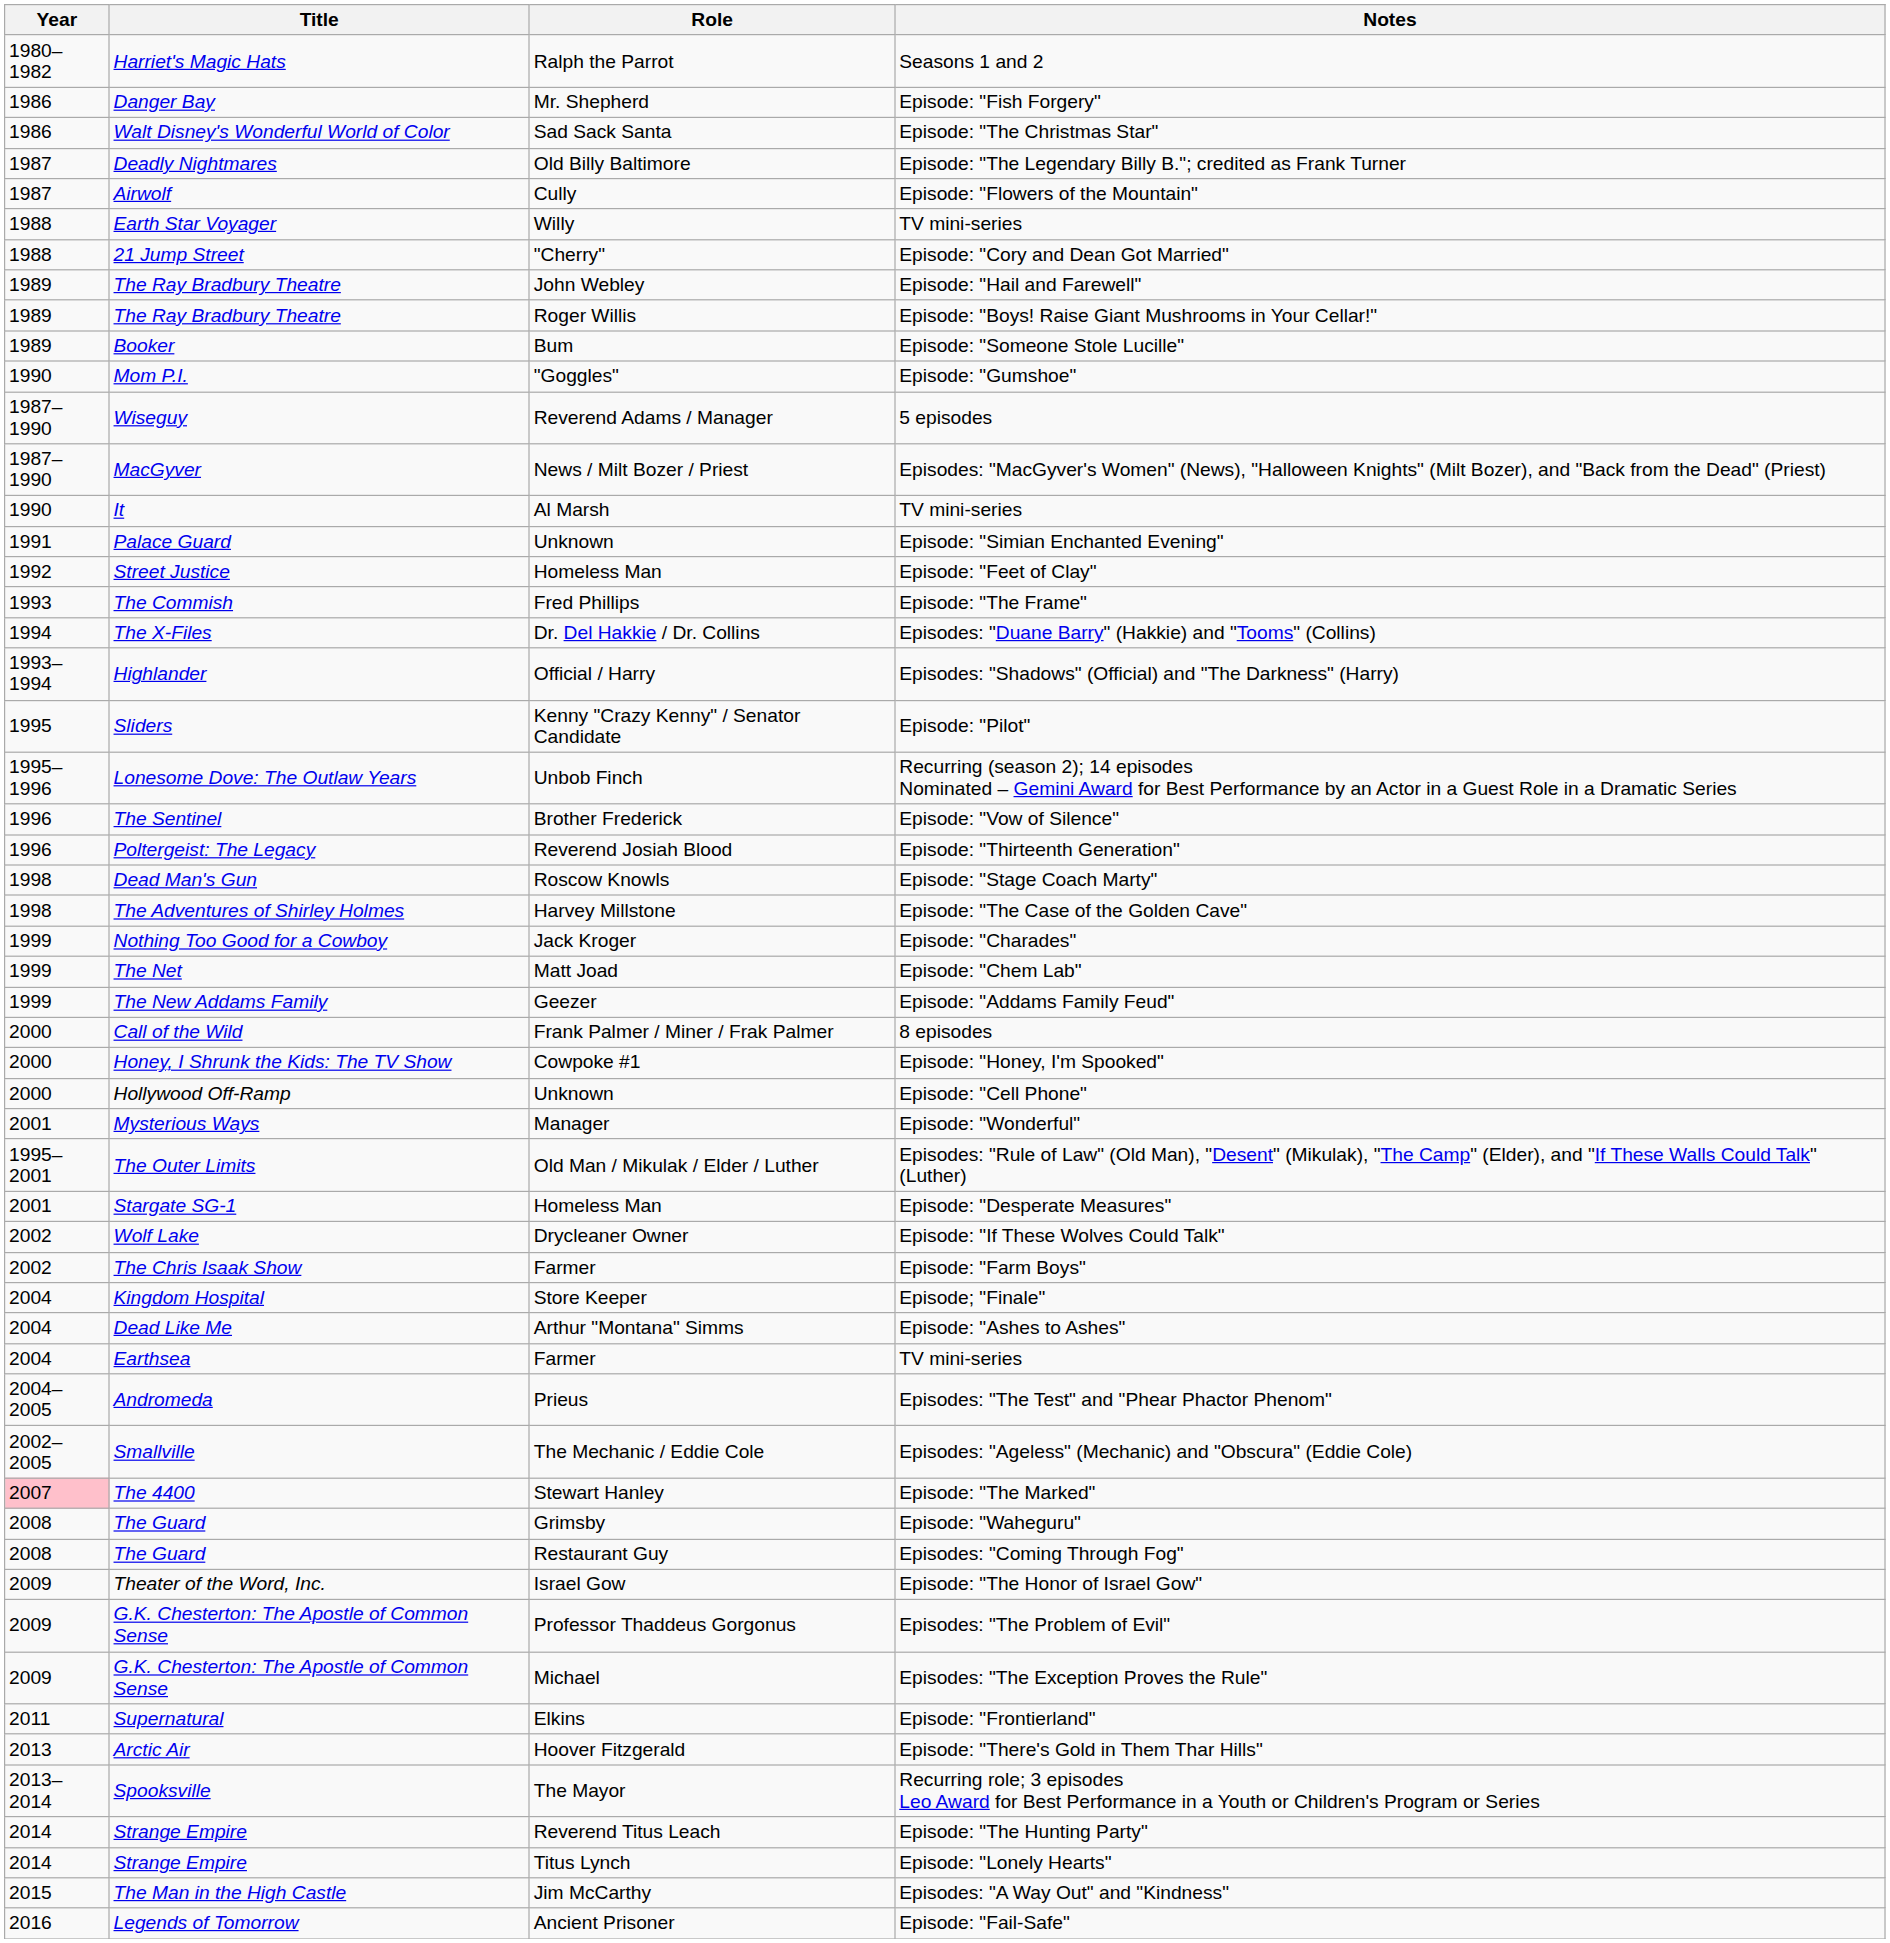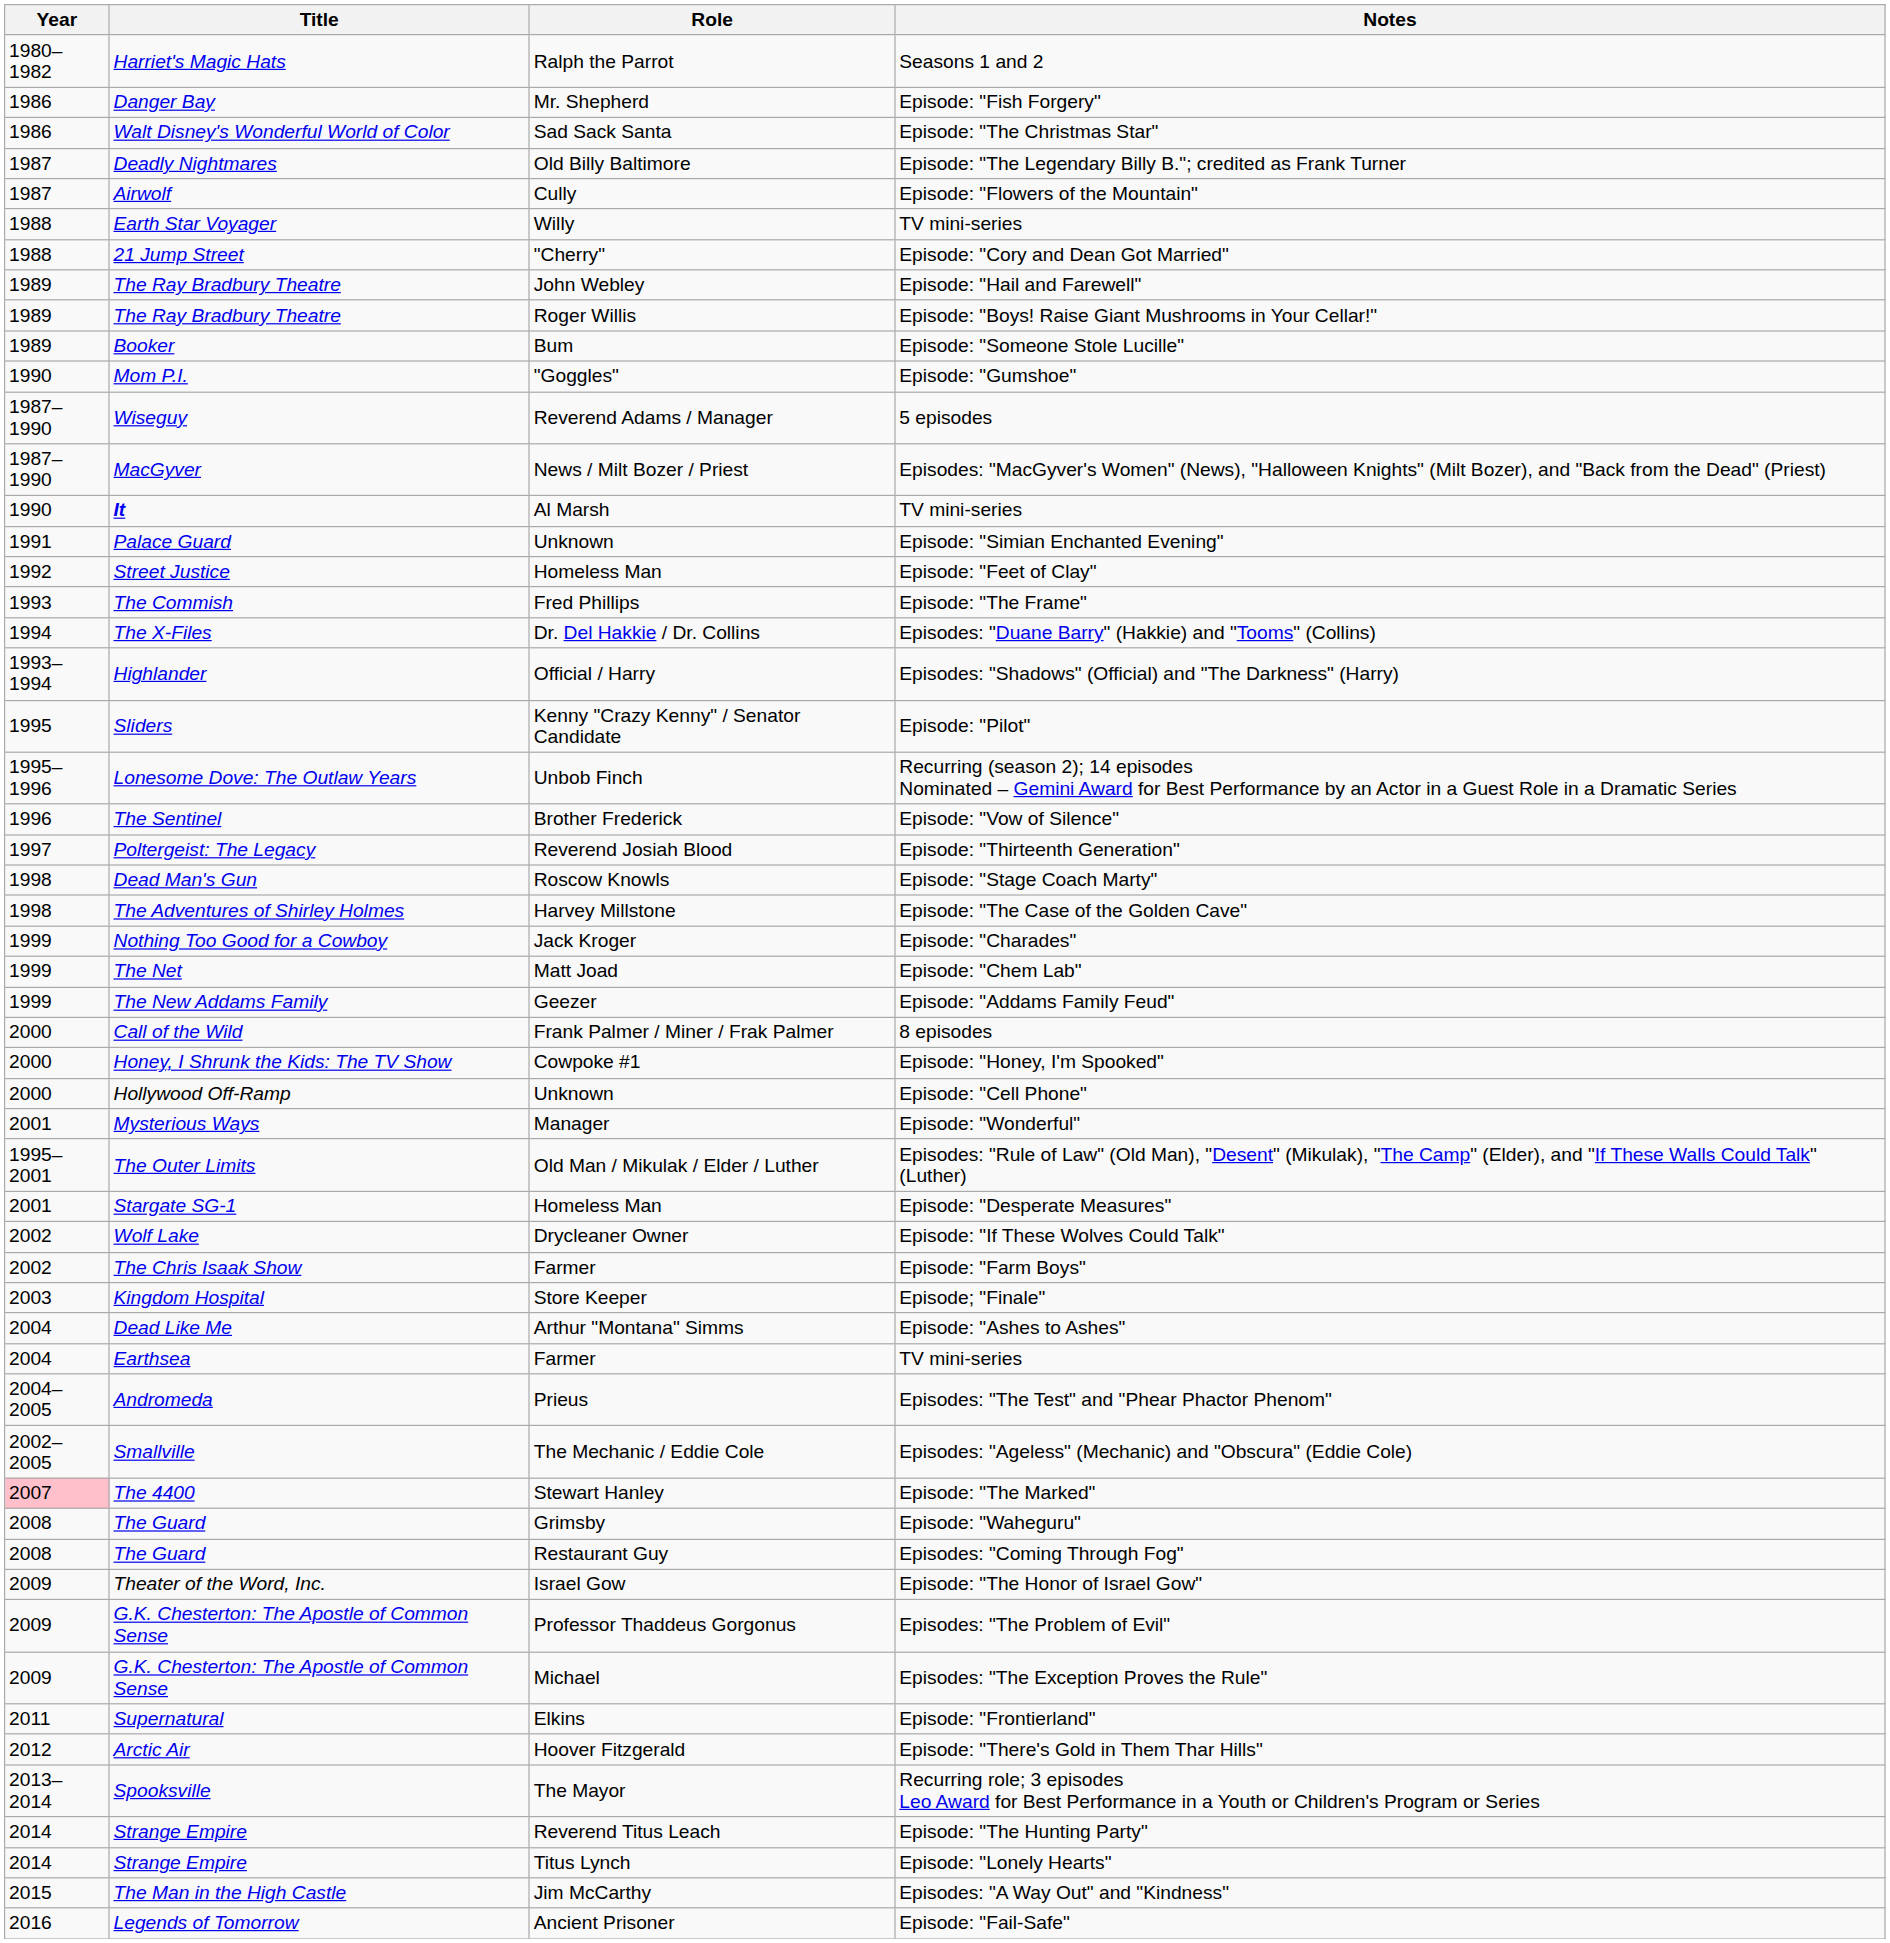(119, 510) normal -> (119, 510) bold
(30, 849) 1996 -> (30, 849) 1997
(30, 1297) 2004 -> (30, 1297) 2003
(30, 1749) 2013 -> (30, 1749) 2012
